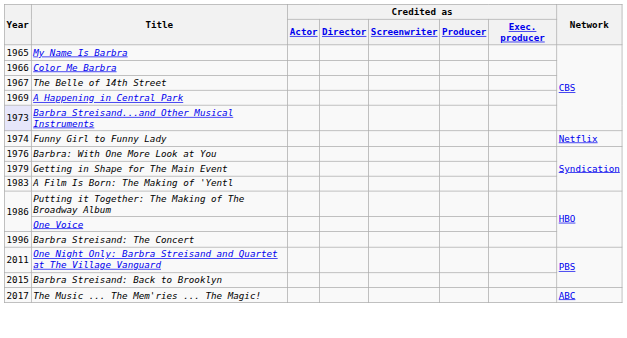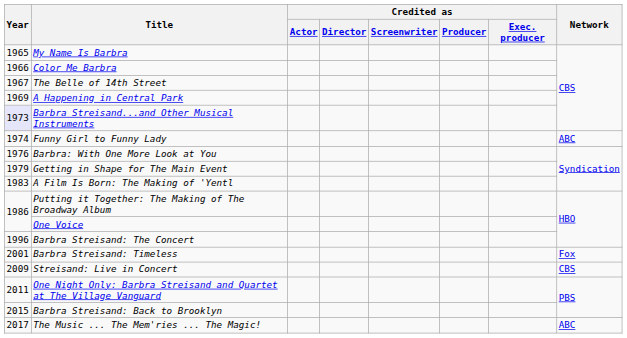(578, 138) Netflix -> (567, 138) ABC
+ row: (105, 254)
+ row: (105, 269)
